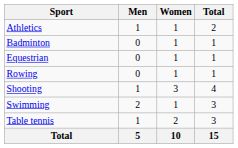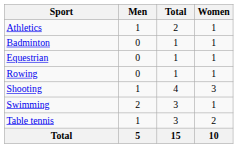columns swapped: (176, 12) <-> (214, 12)
